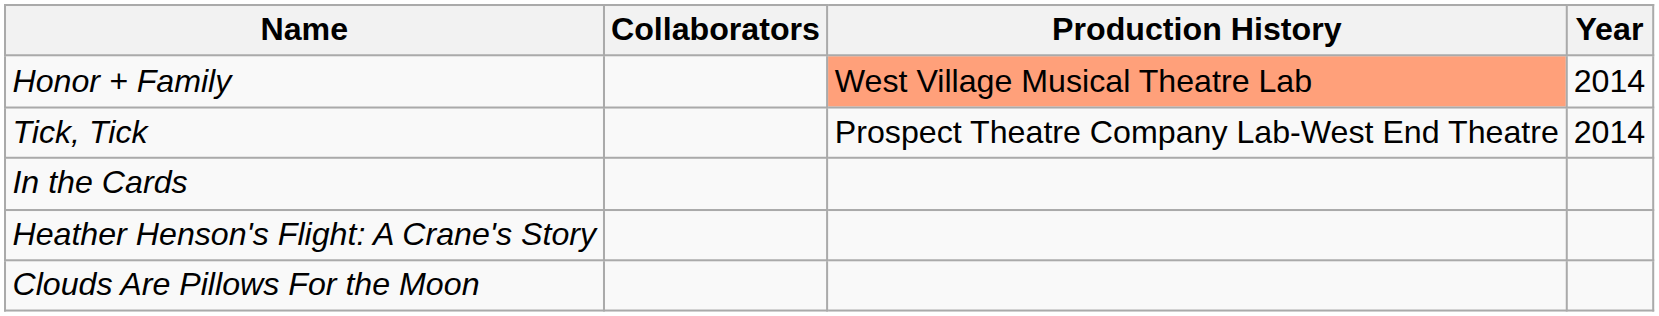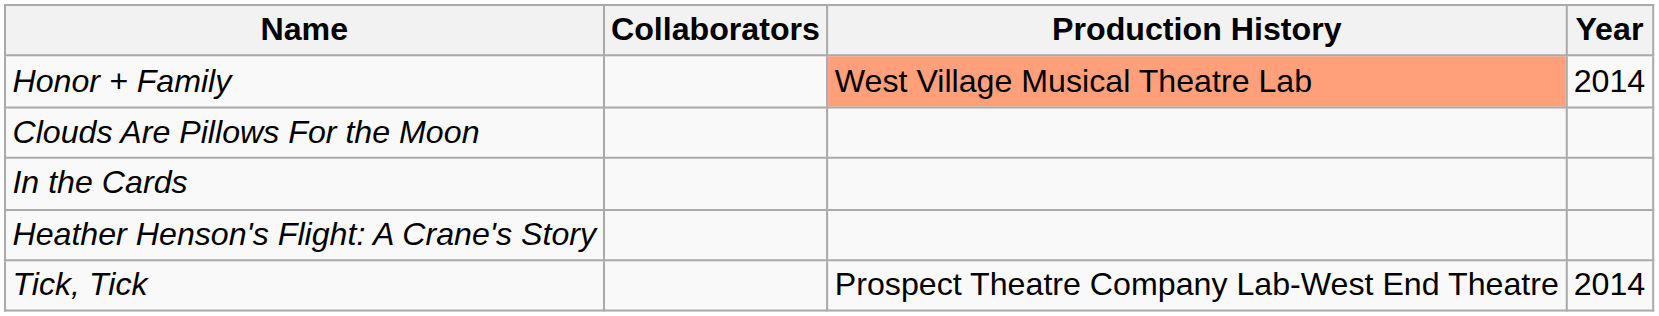rows swapped: (246, 285) <-> (80, 132)
